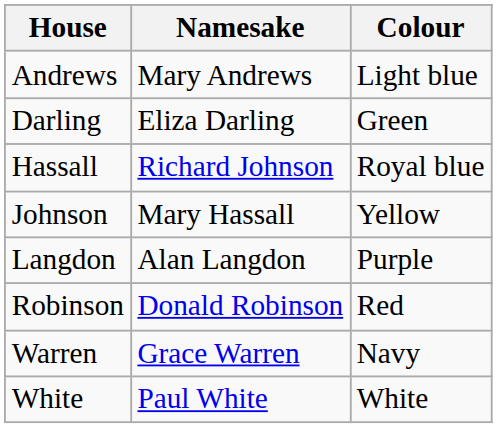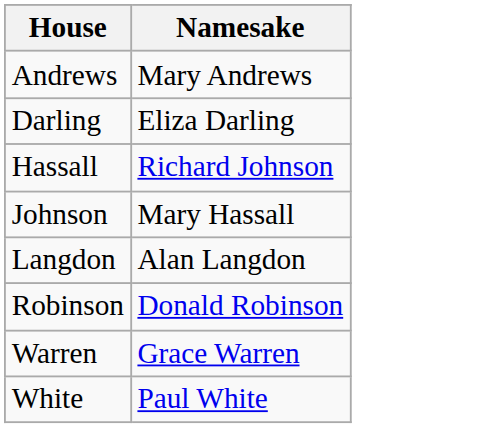- column: (421, 27)
